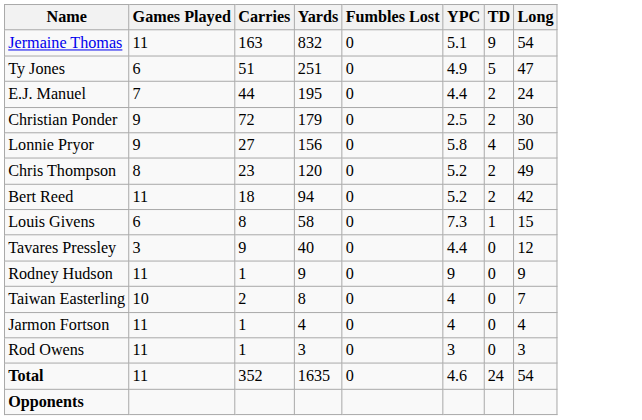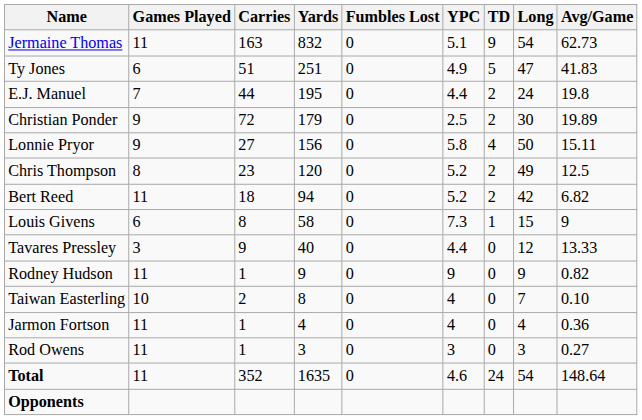+ column: (597, 17)
